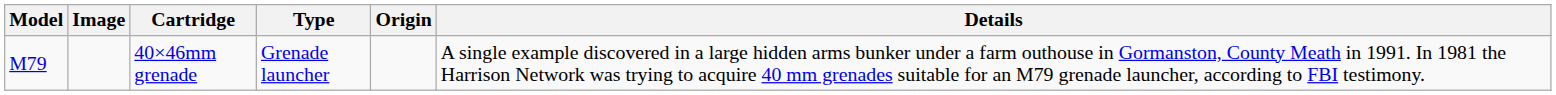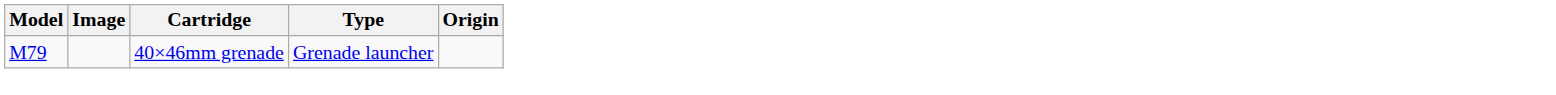- column: (994, 20)
